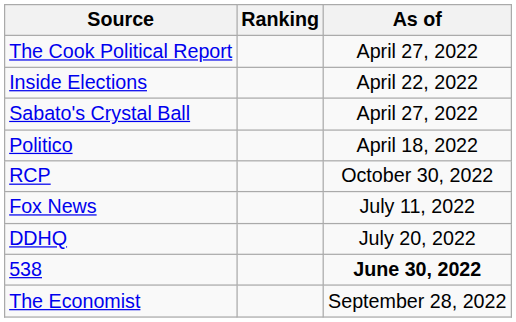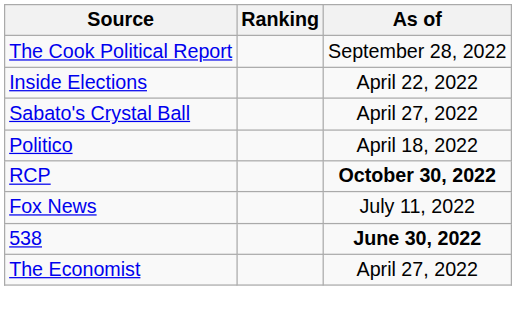(417, 51) April 27, 2022 -> (417, 51) September 28, 2022
(417, 176) normal -> (417, 176) bold
- row: (38, 238)
(417, 301) September 28, 2022 -> (417, 269) April 27, 2022
